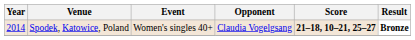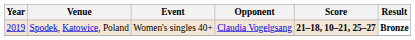(16, 28) 2014 -> (16, 28) 2019
